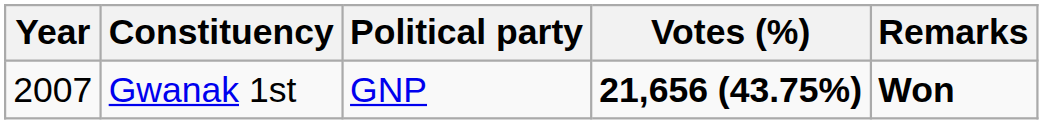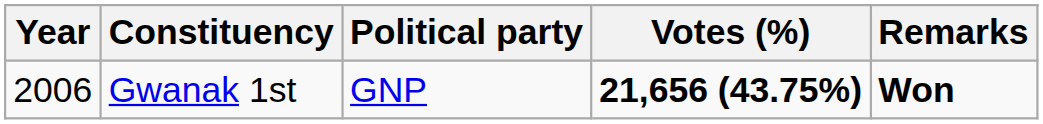(53, 88) 2007 -> (53, 88) 2006
